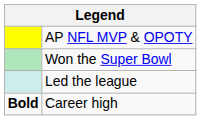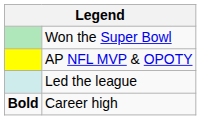rows swapped: (119, 37) <-> (108, 59)
